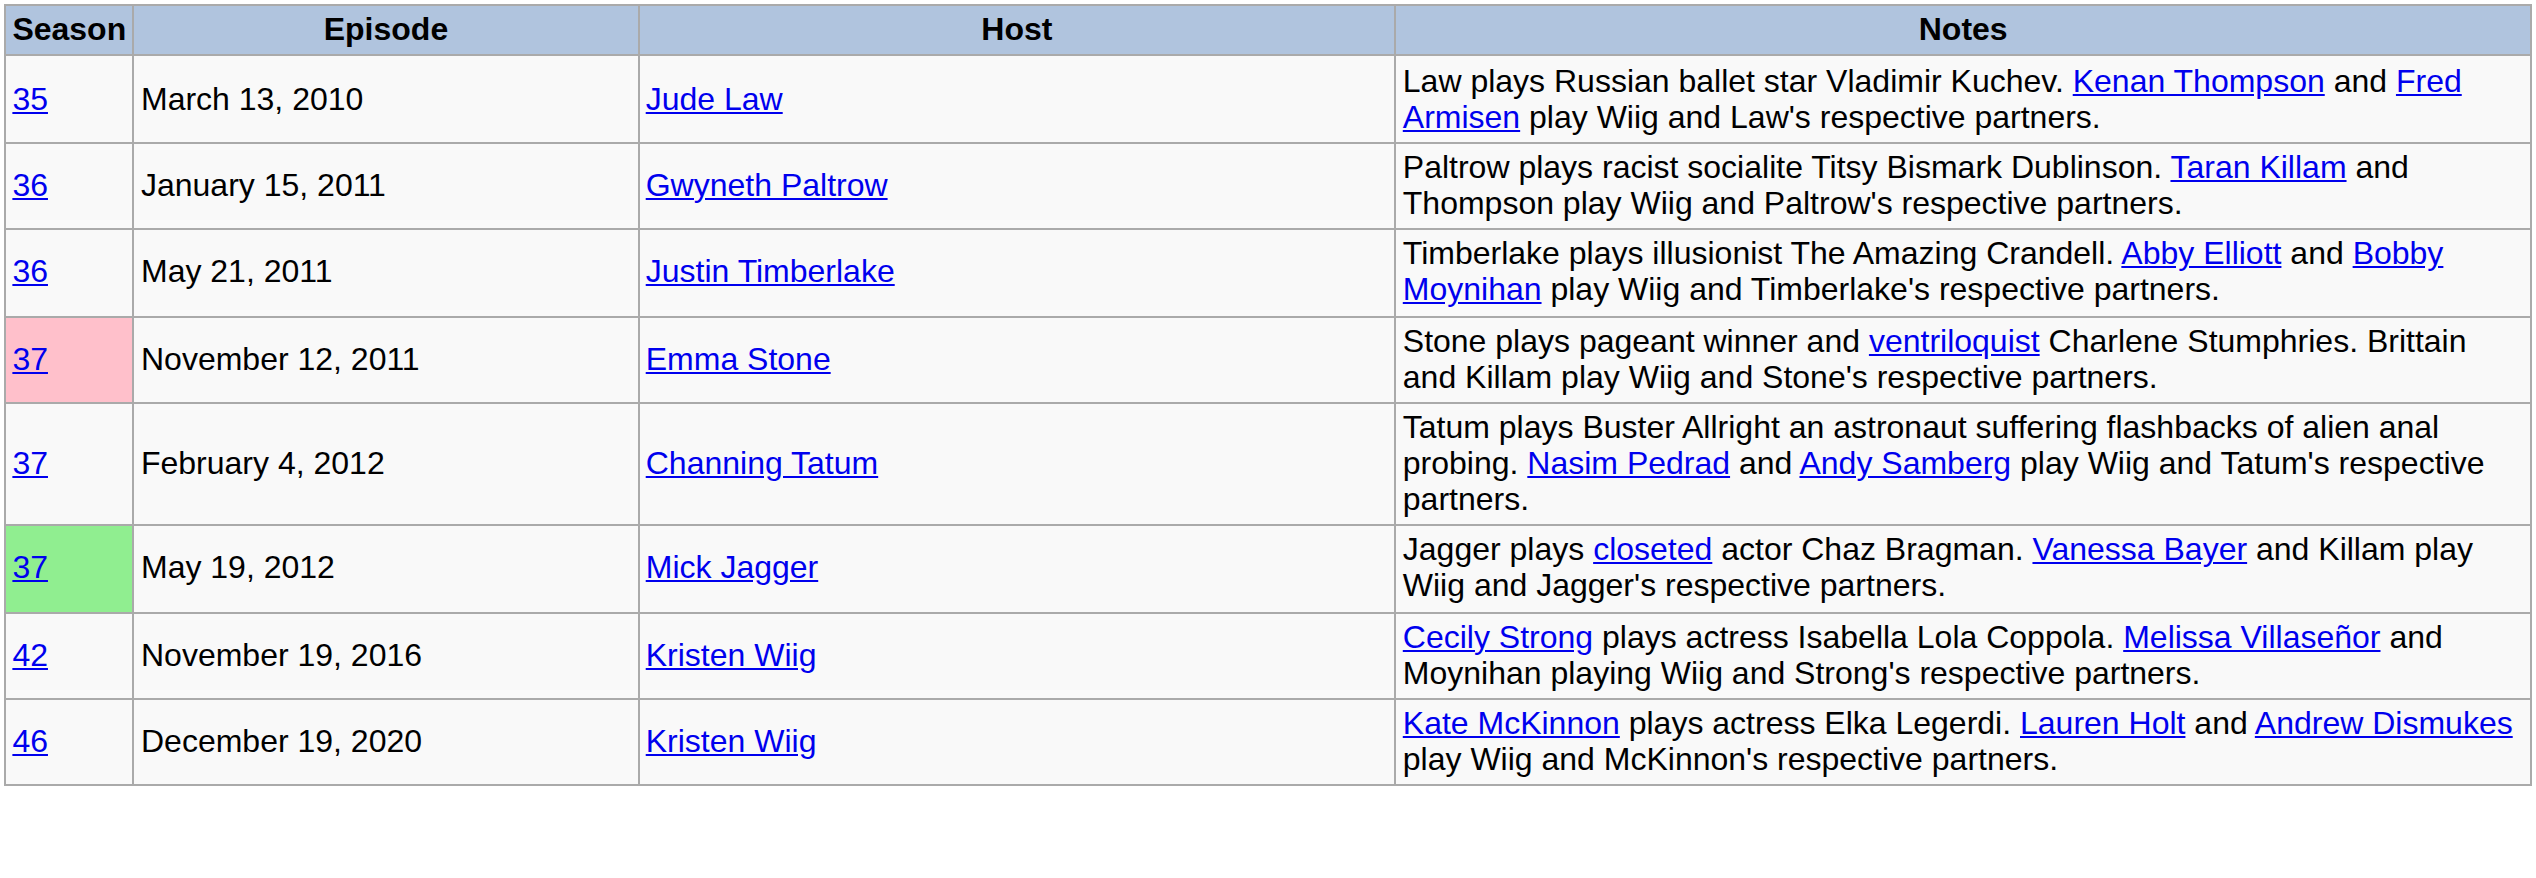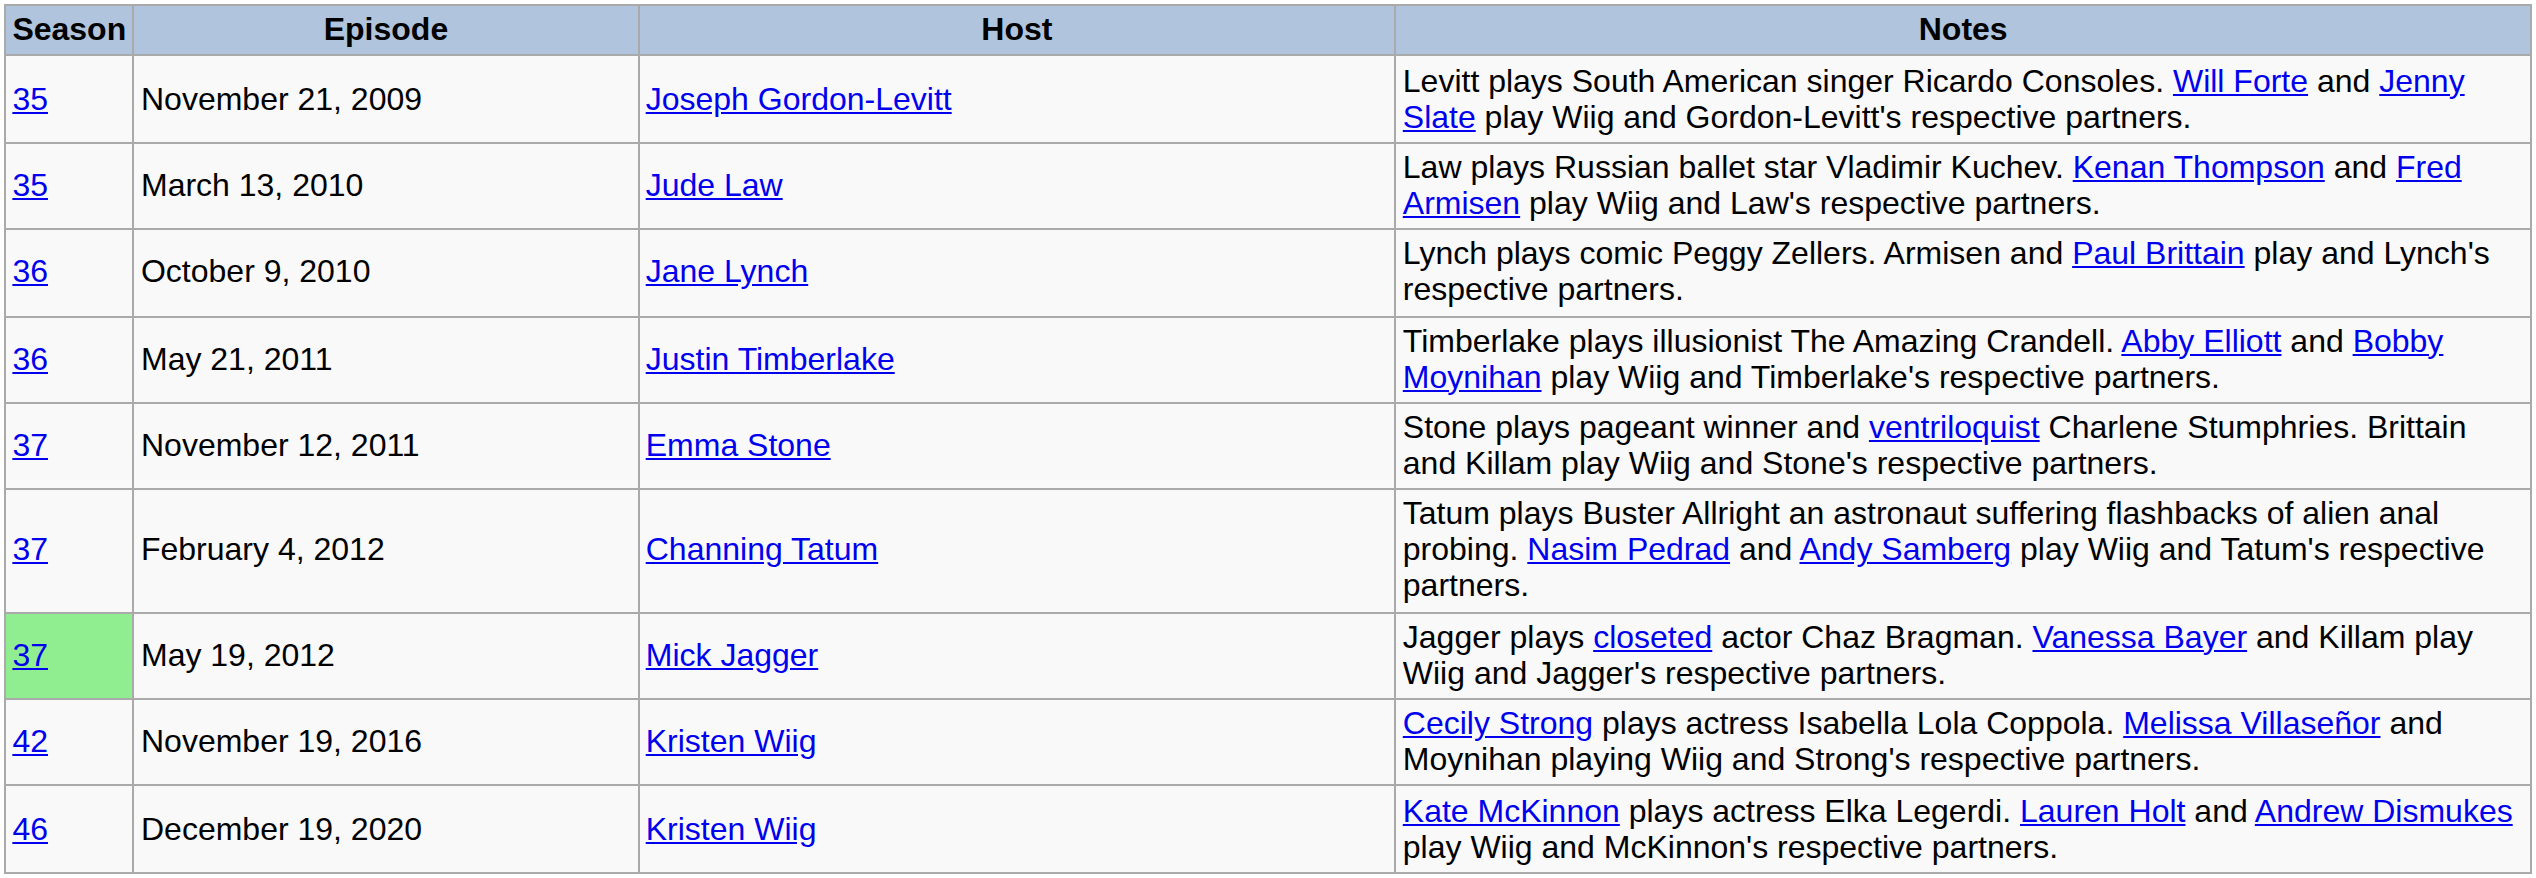+ row: (282, 98)
+ row: (256, 272)
- row: (263, 185)
(30, 358) pink background -> (30, 445) no background
